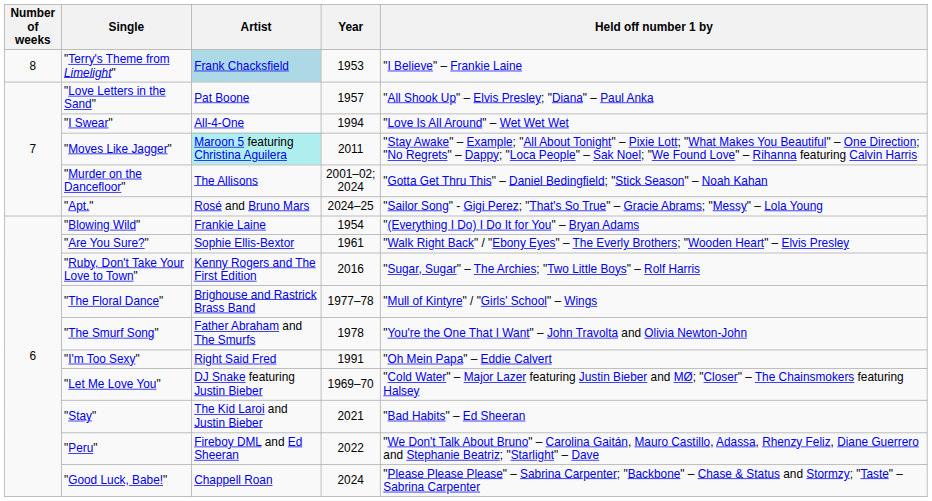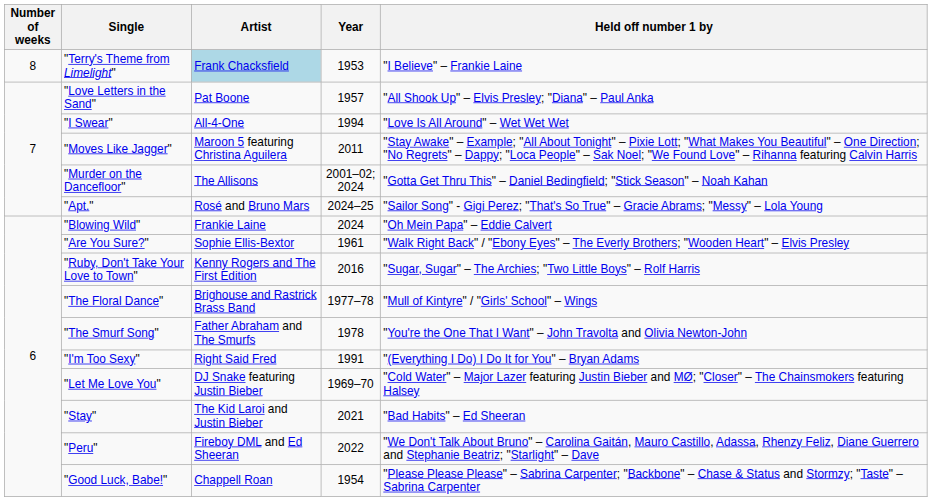(244, 148) paleturquoise background -> (244, 148) no background
(351, 225) 1954 -> (351, 225) 2024
(511, 225) "(Everything I Do) I Do It for You" – Bryan Adams -> (468, 225) "Oh Mein Papa" – Eddie Calvert
(468, 359) "Oh Mein Papa" – Eddie Calvert -> (511, 359) "(Everything I Do) I Do It for You" – Bryan Adams
(351, 480) 2024 -> (351, 480) 1954
